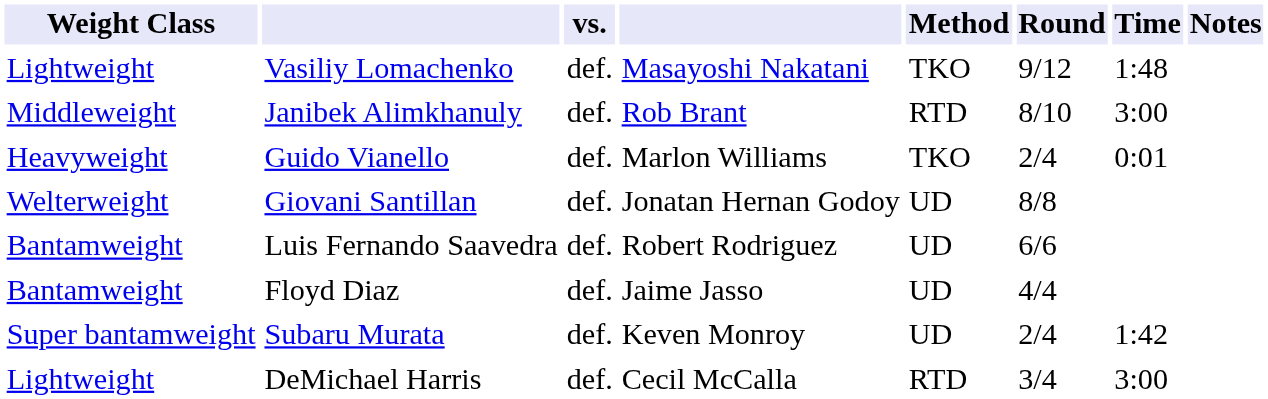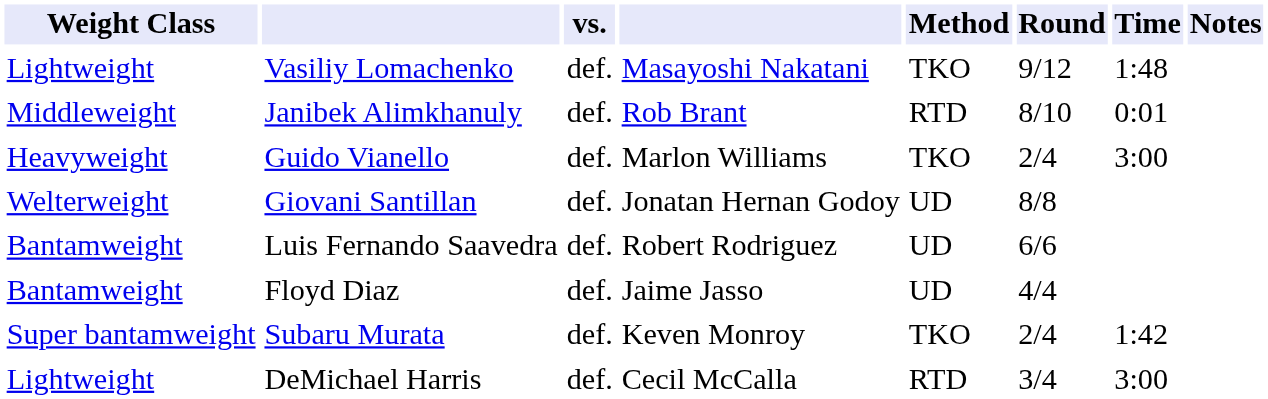(1141, 112) 3:00 -> (1141, 112) 0:01
(1141, 157) 0:01 -> (1141, 157) 3:00
(931, 334) UD -> (940, 334) TKO
